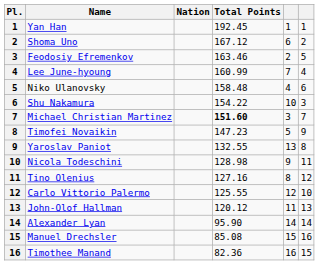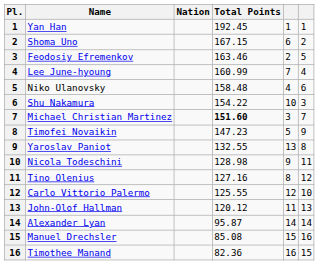(231, 42) 167.12 -> (231, 42) 167.15
(228, 222) 95.90 -> (228, 222) 95.87
